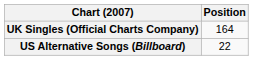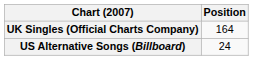(225, 47) 22 -> (225, 47) 24
